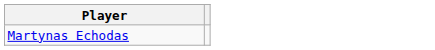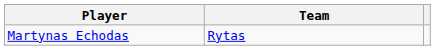+ column: (314, 15)
